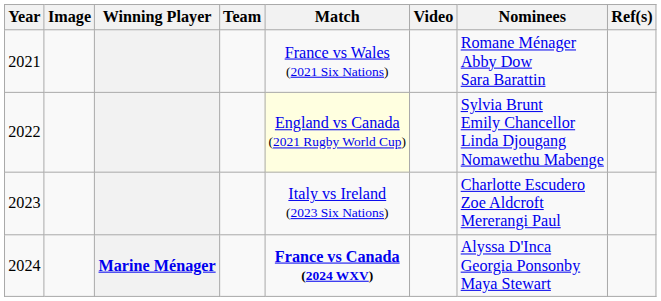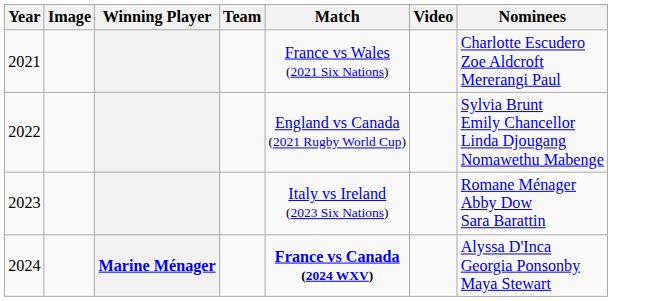- column: (632, 17)
(518, 61) Romane Ménager Abby Dow Sara Barattin -> (523, 61) Charlotte Escudero Zoe Aldcroft Mererangi Paul
(337, 132) lightyellow background -> (337, 132) no background
(523, 203) Charlotte Escudero Zoe Aldcroft Mererangi Paul -> (518, 203) Romane Ménager Abby Dow Sara Barattin
